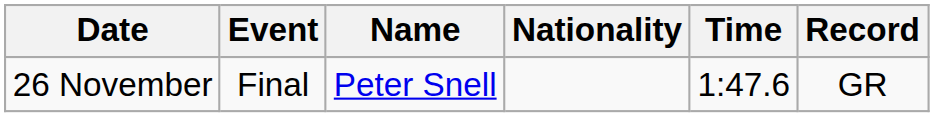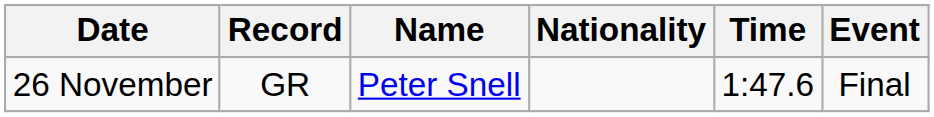columns swapped: (273, 30) <-> (863, 30)
